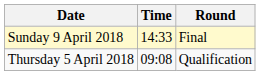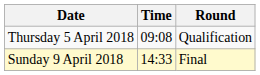rows swapped: (71, 59) <-> (65, 37)
